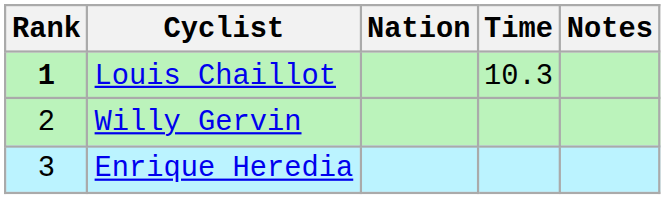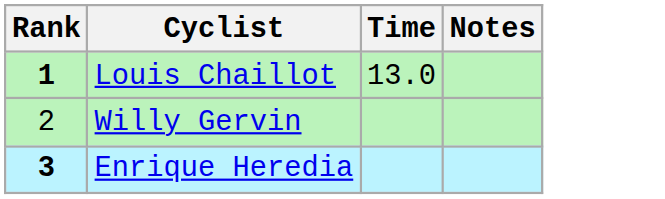- column: (419, 29)
(519, 75) 10.3 -> (401, 75) 13.0
(46, 169) normal -> (46, 169) bold
